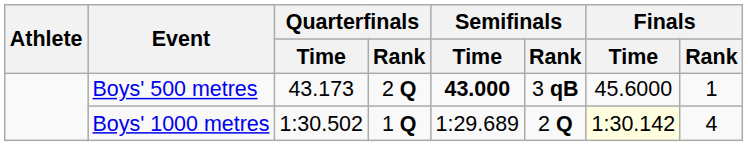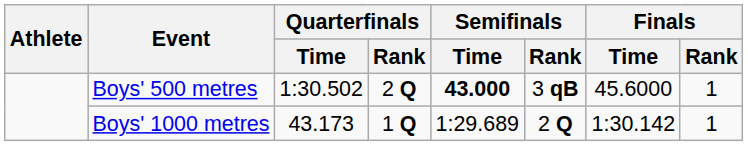(321, 90) 43.173 -> (321, 90) 1:30.502
(321, 124) 1:30.502 -> (321, 124) 43.173
(633, 124) lightyellow background -> (633, 124) no background
(711, 124) 4 -> (711, 124) 1
